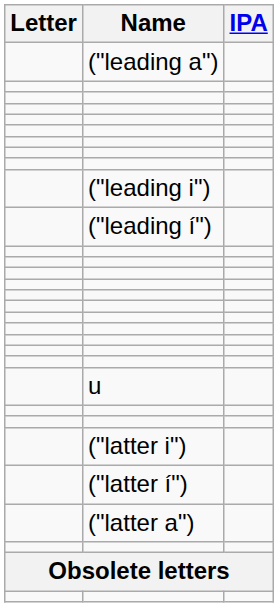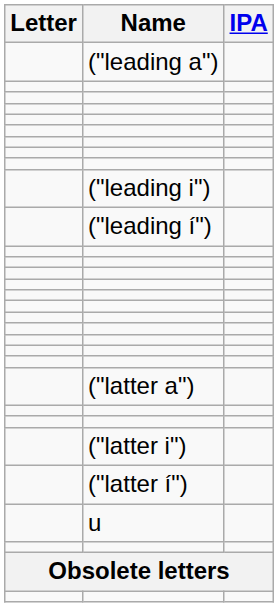rows swapped: (44, 386) <-> (44, 523)
